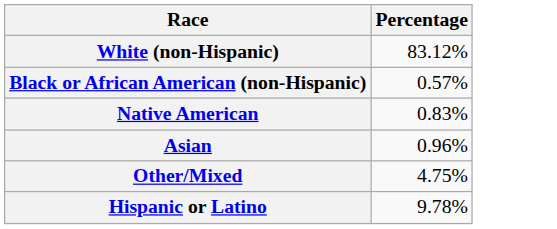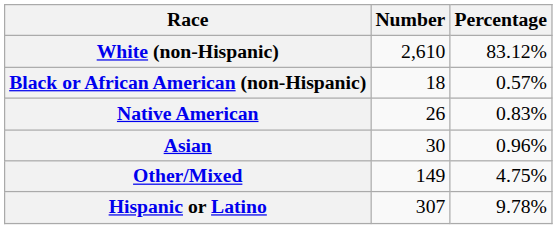+ column: (410, 20)
